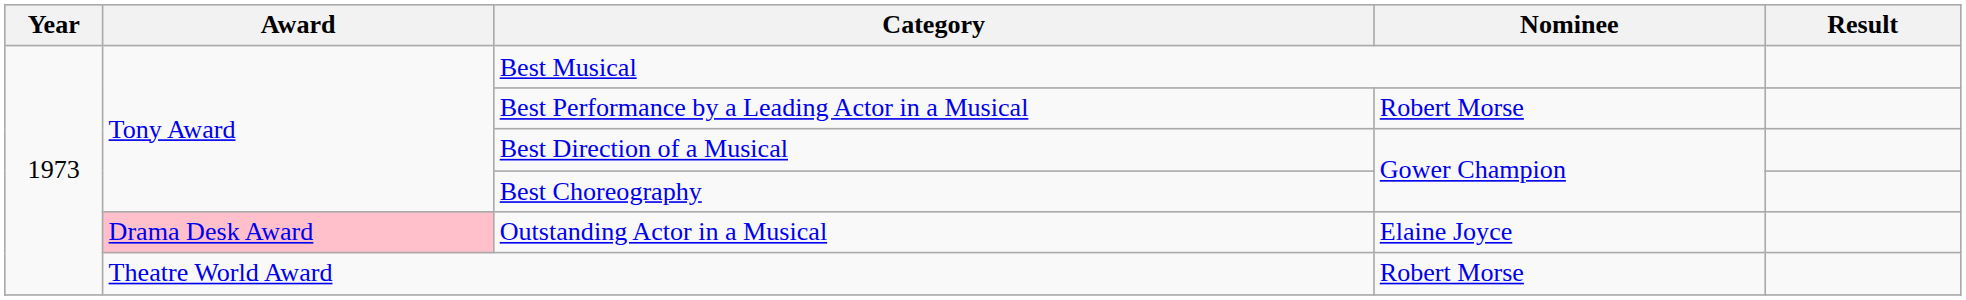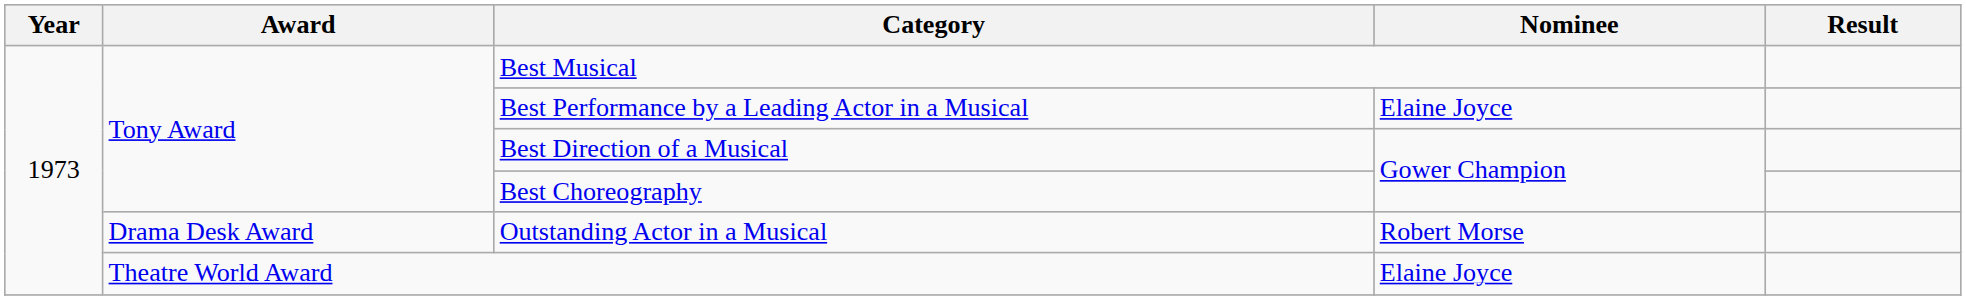(1452, 107) Robert Morse -> (1446, 107) Elaine Joyce
(211, 231) pink background -> (211, 231) no background
(1446, 231) Elaine Joyce -> (1452, 231) Robert Morse
(1452, 273) Robert Morse -> (1446, 273) Elaine Joyce
